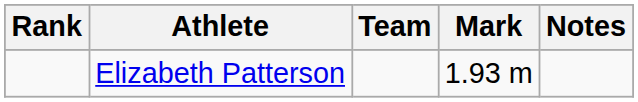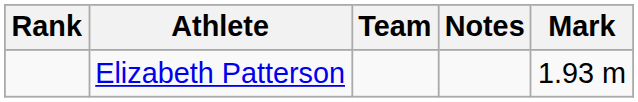columns swapped: (489, 27) <-> (586, 27)
